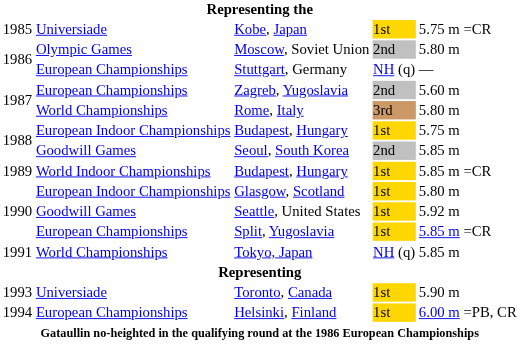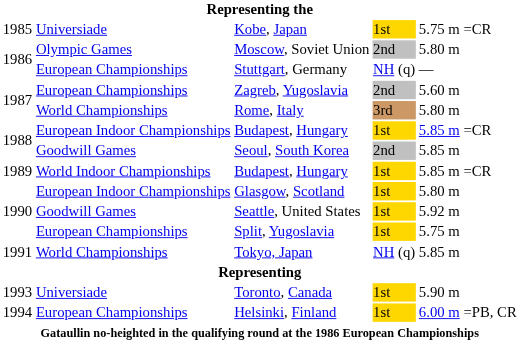(439, 130) 5.75 m -> (455, 130) 5.85 m =CR
(455, 231) 5.85 m =CR -> (439, 231) 5.75 m
